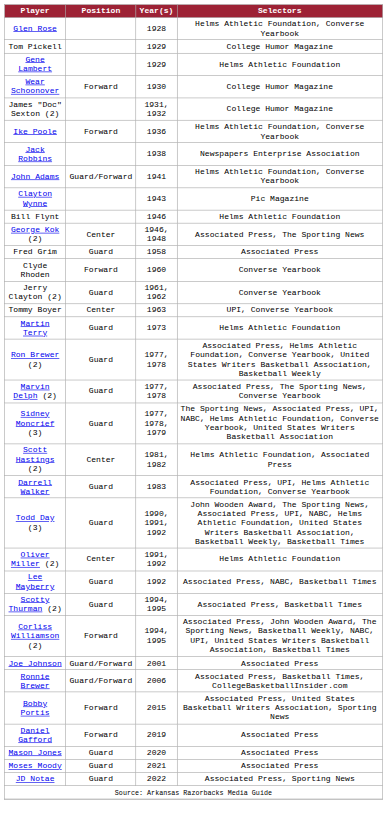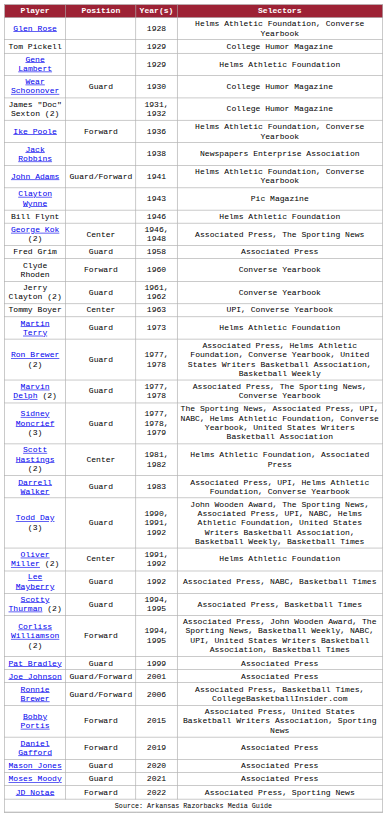(101, 87) Forward -> (101, 87) Guard
+ row: (35, 663)
(101, 779) Guard -> (101, 792) Forward
